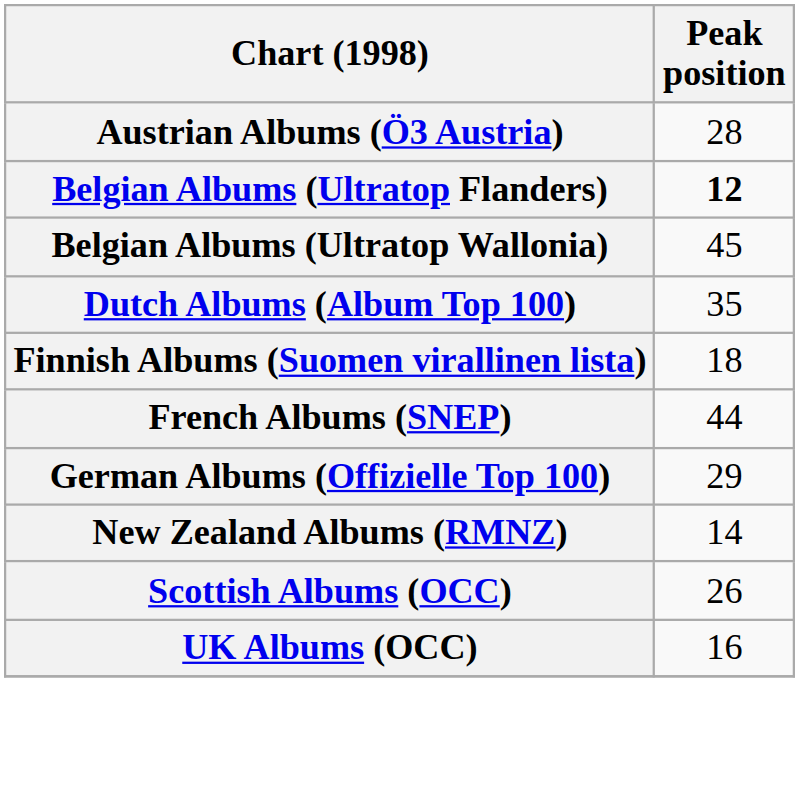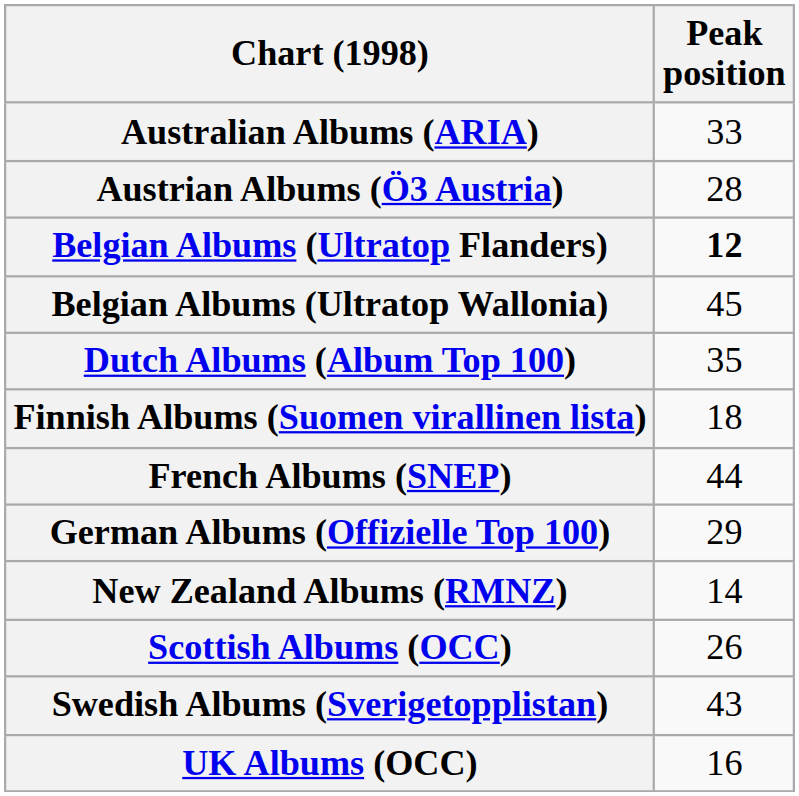+ row: (330, 131)
+ row: (330, 704)
